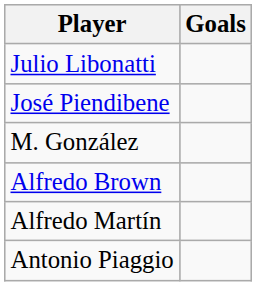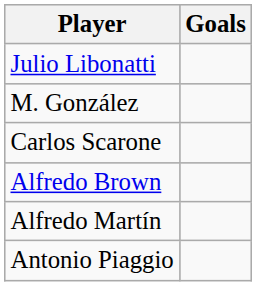- row: (90, 102)
+ row: (86, 142)
